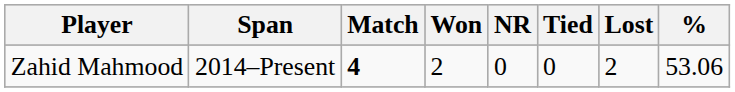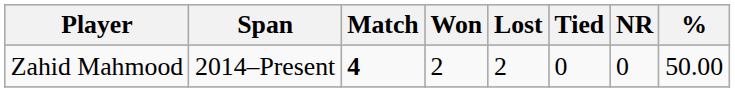columns swapped: (629, 24) <-> (513, 24)
(694, 65) 53.06 -> (694, 65) 50.00
